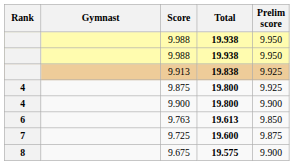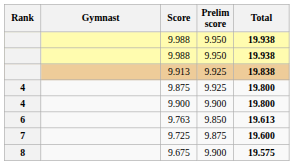columns swapped: (271, 18) <-> (225, 18)
